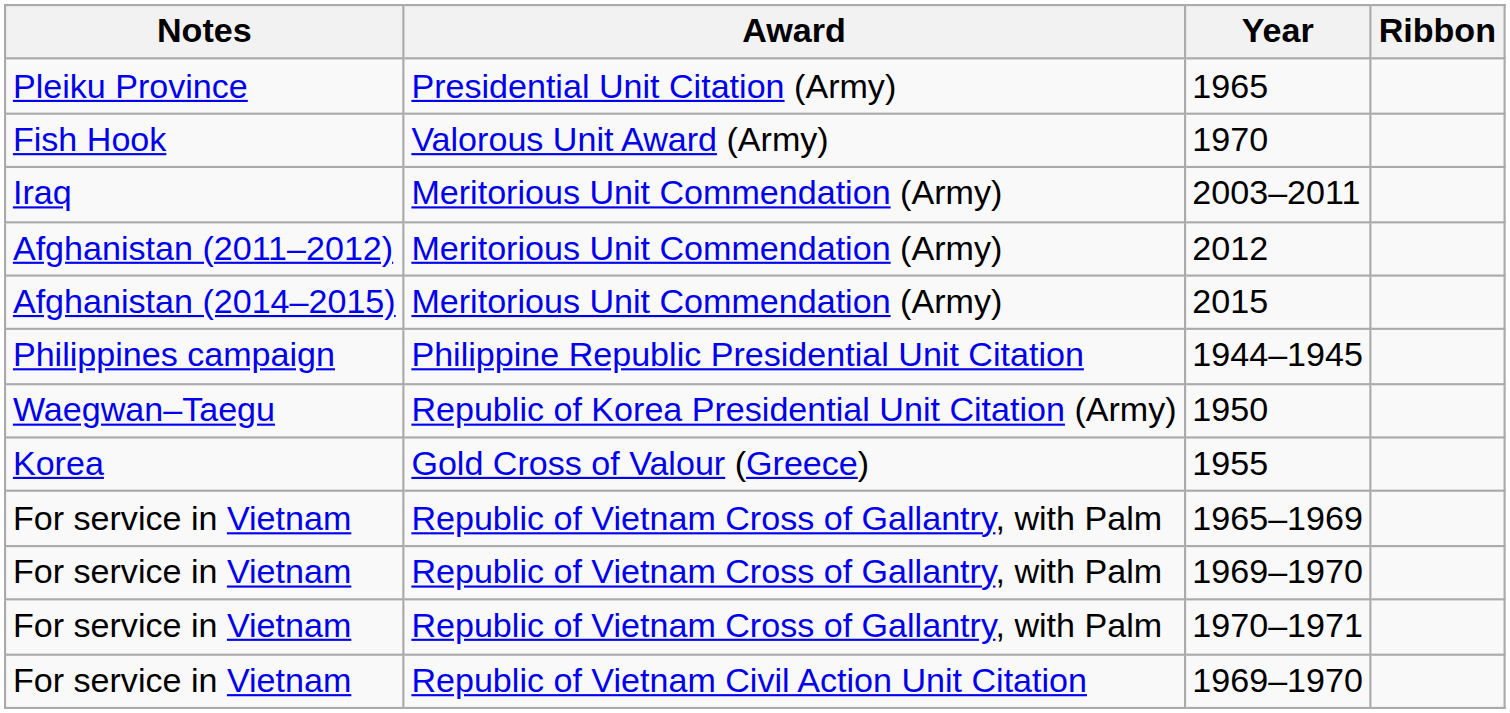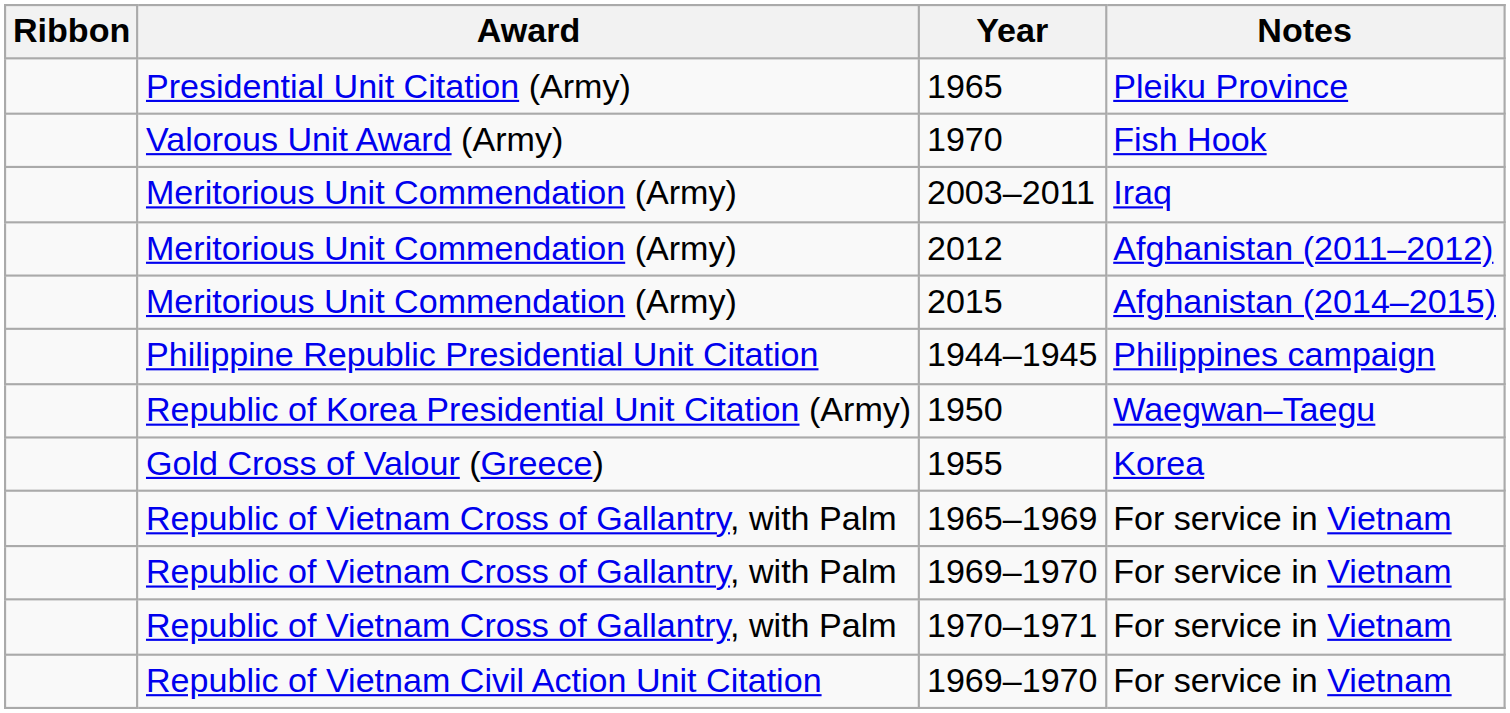columns swapped: (1437, 31) <-> (204, 31)
